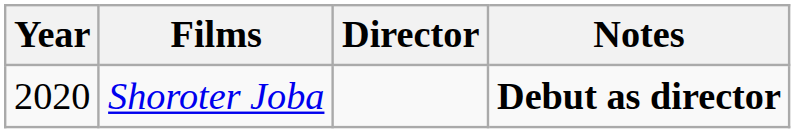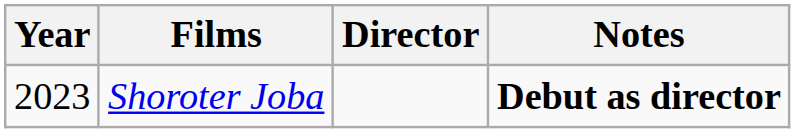(52, 95) 2020 -> (52, 95) 2023
